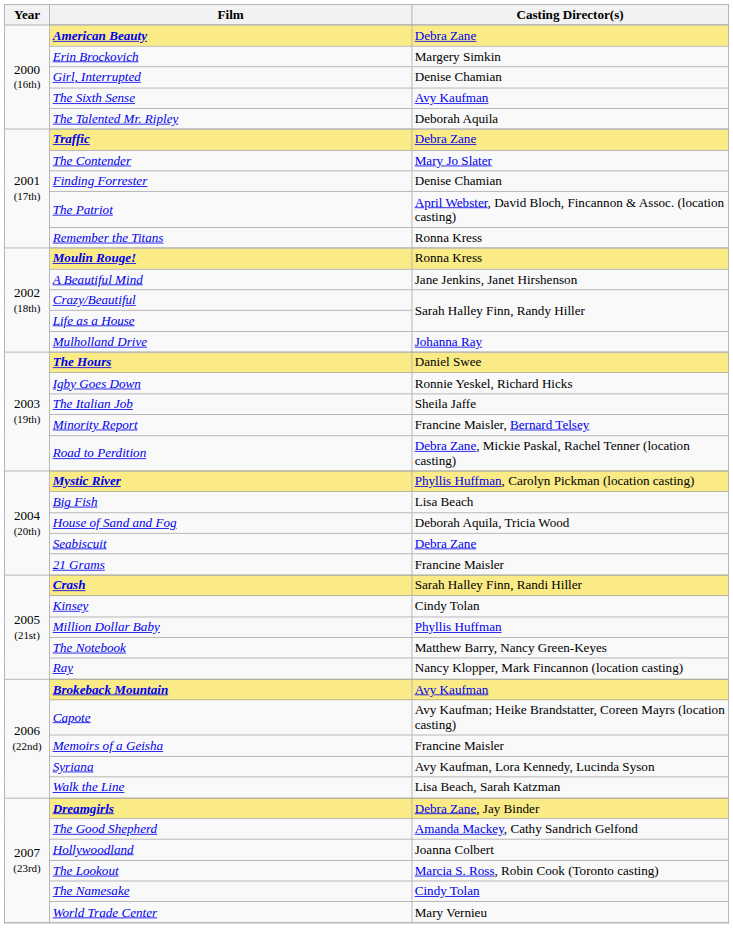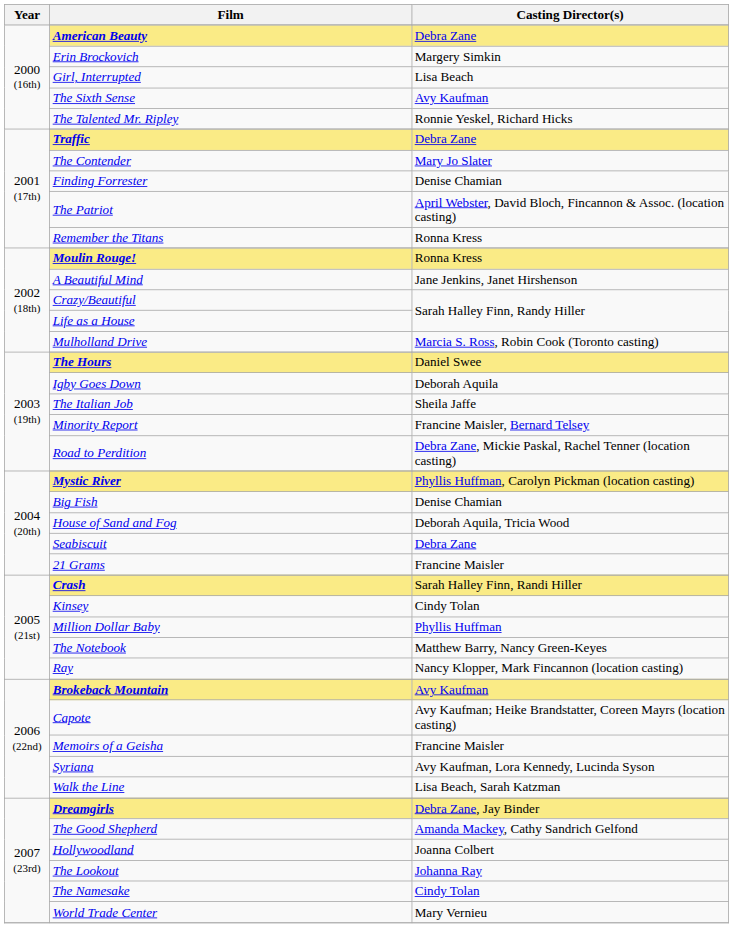(458, 77) Denise Chamian -> (444, 77) Lisa Beach
(456, 118) Deborah Aquila -> (494, 118) Ronnie Yeskel, Richard Hicks
(448, 341) Johanna Ray -> (537, 341) Marcia S. Ross, Robin Cook (Toronto casting)
(494, 383) Ronnie Yeskel, Richard Hicks -> (456, 383) Deborah Aquila
(444, 502) Lisa Beach -> (458, 502) Denise Chamian
(537, 870) Marcia S. Ross, Robin Cook (Toronto casting) -> (448, 870) Johanna Ray
